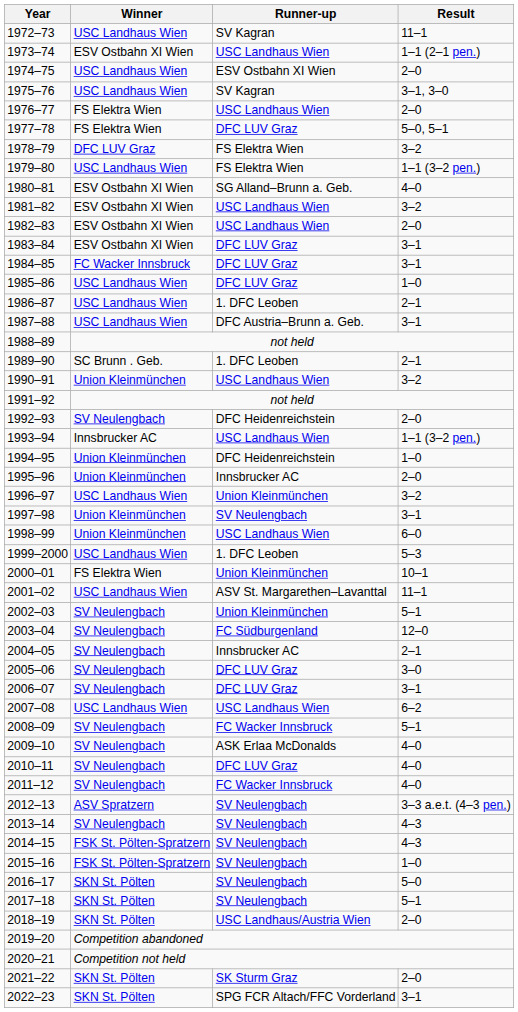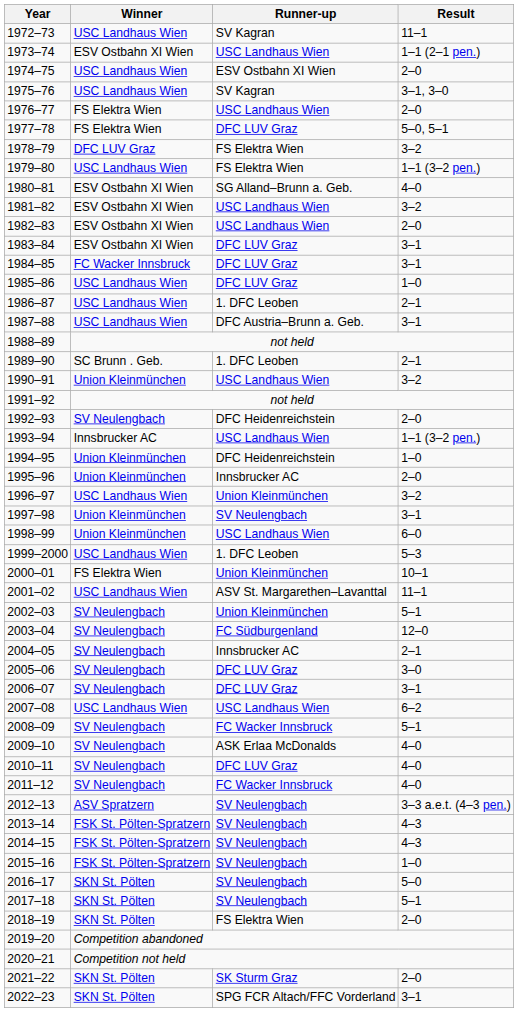(119, 824) SV Neulengbach -> (142, 824) FSK St. Pölten-Spratzern
(293, 920) USC Landhaus/Austria Wien -> (260, 920) FS Elektra Wien
